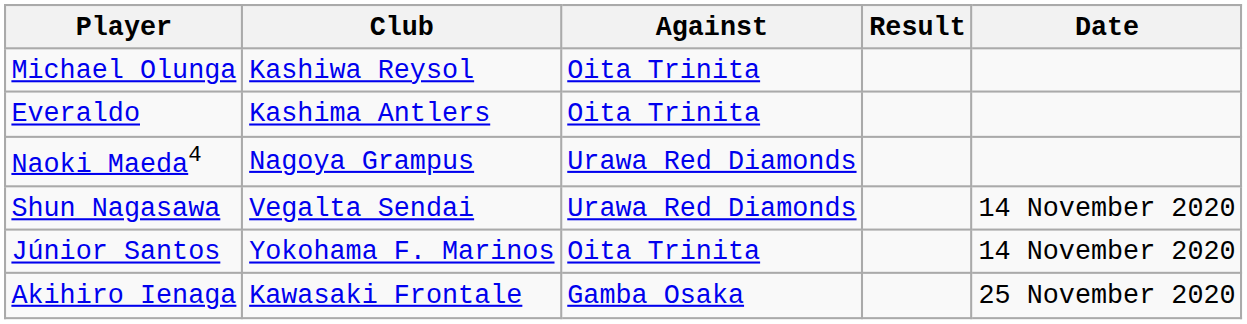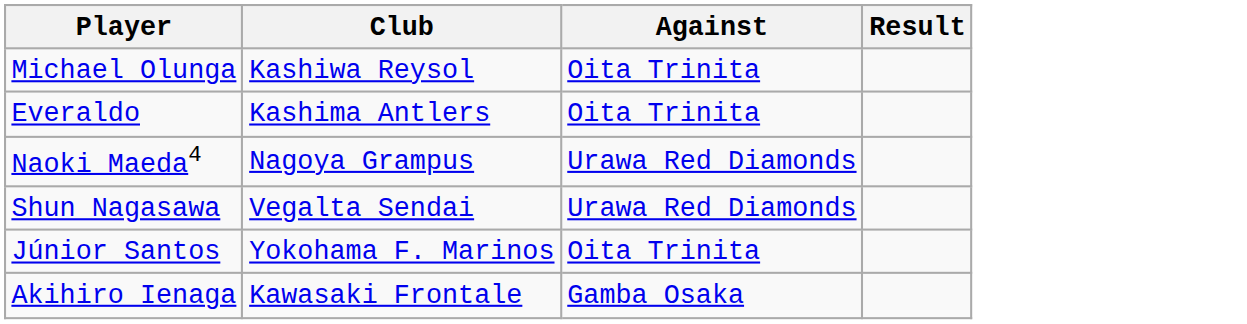- column: (1107, 27)
